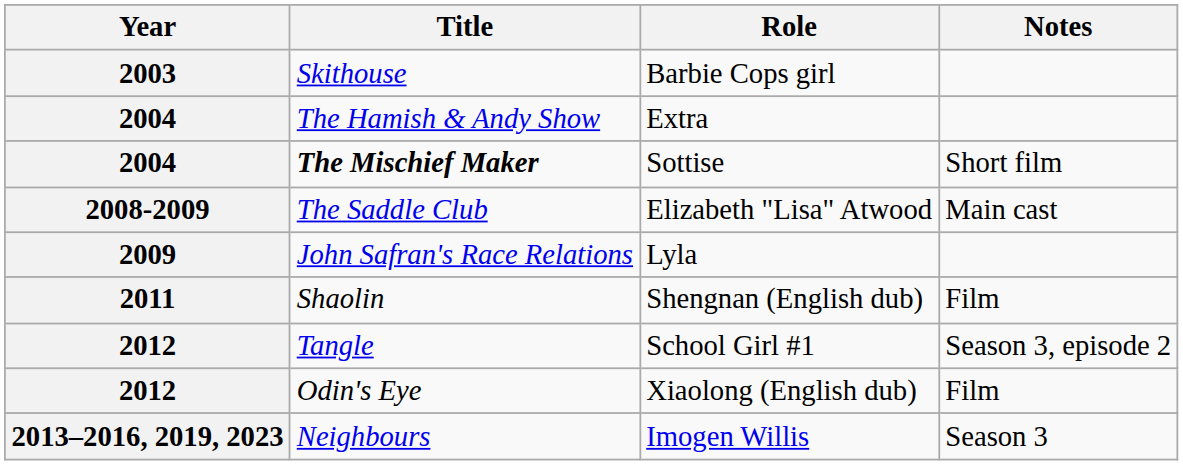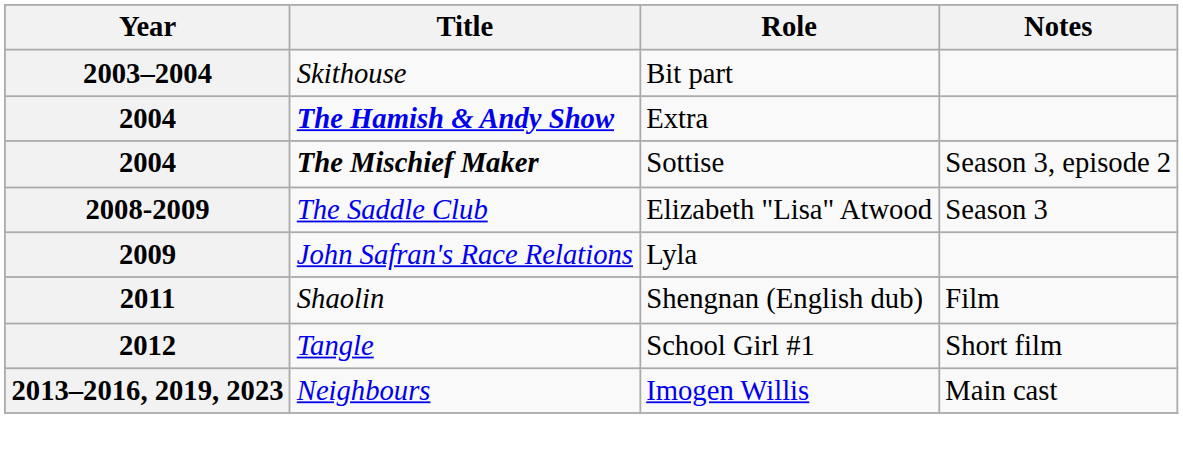- row: (741, 72)
+ row: (690, 72)
(448, 118) normal -> (455, 118) bold
(1004, 163) Short film -> (1058, 163) Season 3, episode 2
(1001, 208) Main cast -> (997, 208) Season 3
(1058, 345) Season 3, episode 2 -> (1004, 345) Short film
- row: (781, 390)
(997, 436) Season 3 -> (1001, 390) Main cast
